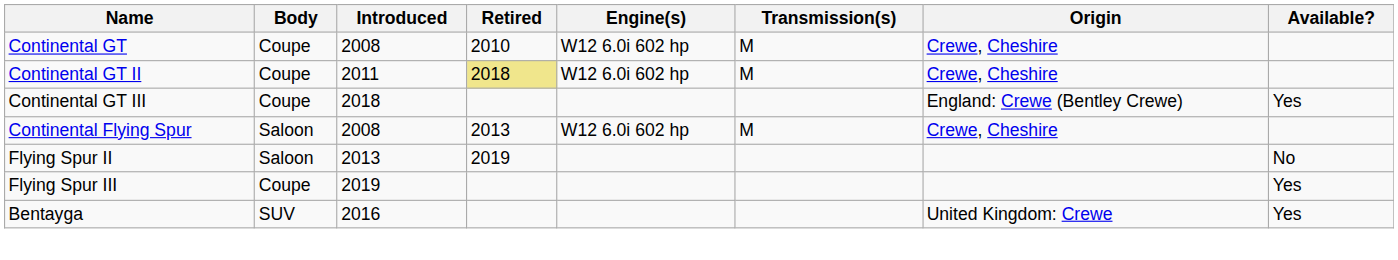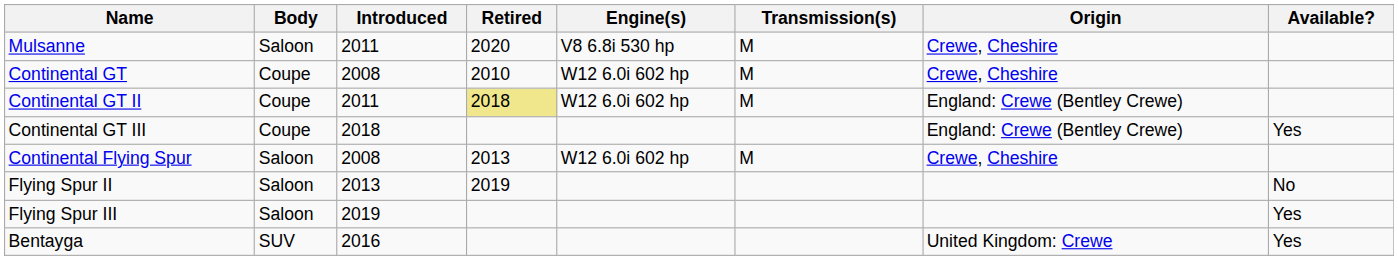+ row: (47, 46)
(992, 74) Crewe, Cheshire -> (1055, 102) England: Crewe (Bentley Crewe)
(285, 185) Coupe -> (286, 213) Saloon
